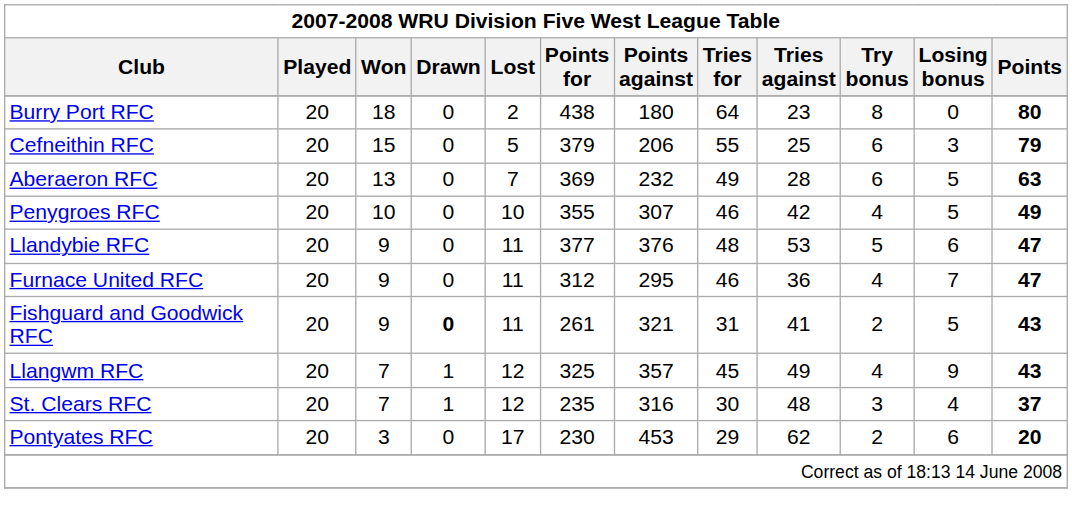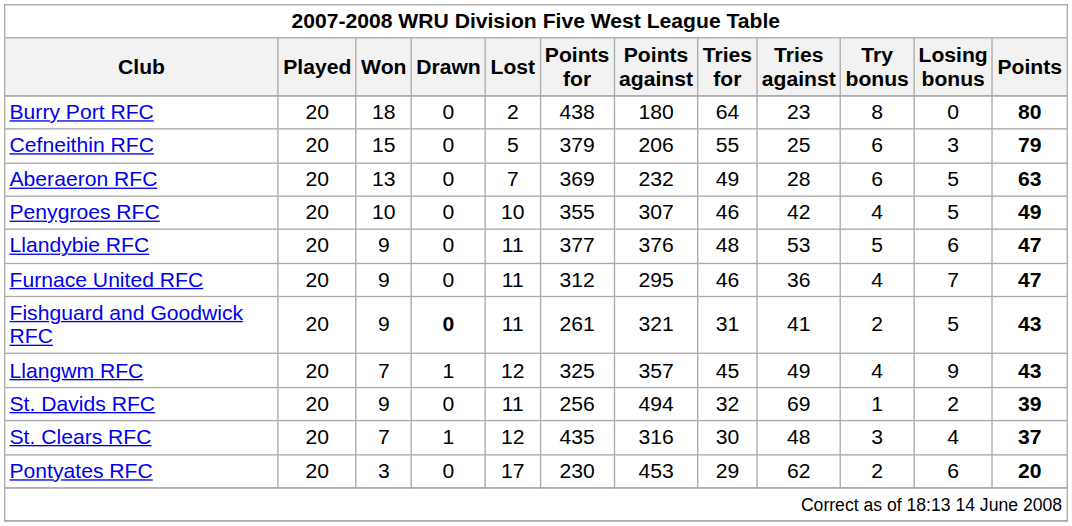+ row: (82, 403)
(577, 403) 235 -> (577, 437) 435
